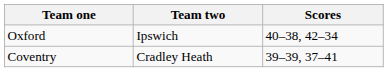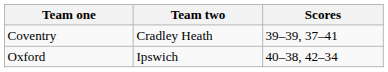rows swapped: (32, 56) <-> (26, 35)
